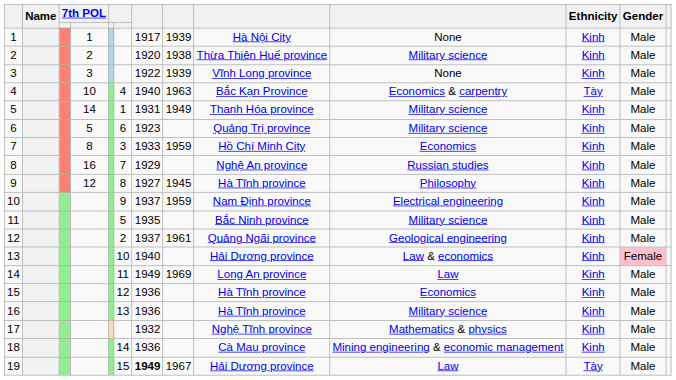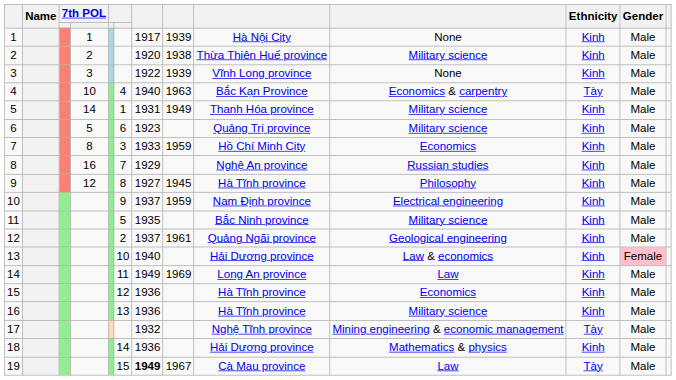(448, 329) Mathematics & physics -> (448, 329) Mining engineering & economic management
(593, 329) Kinh -> (593, 329) Tày
(262, 347) Cà Mau province -> (262, 347) Hải Dương province
(448, 347) Mining engineering & economic management -> (448, 347) Mathematics & physics
(262, 366) Hải Dương province -> (262, 366) Cà Mau province
